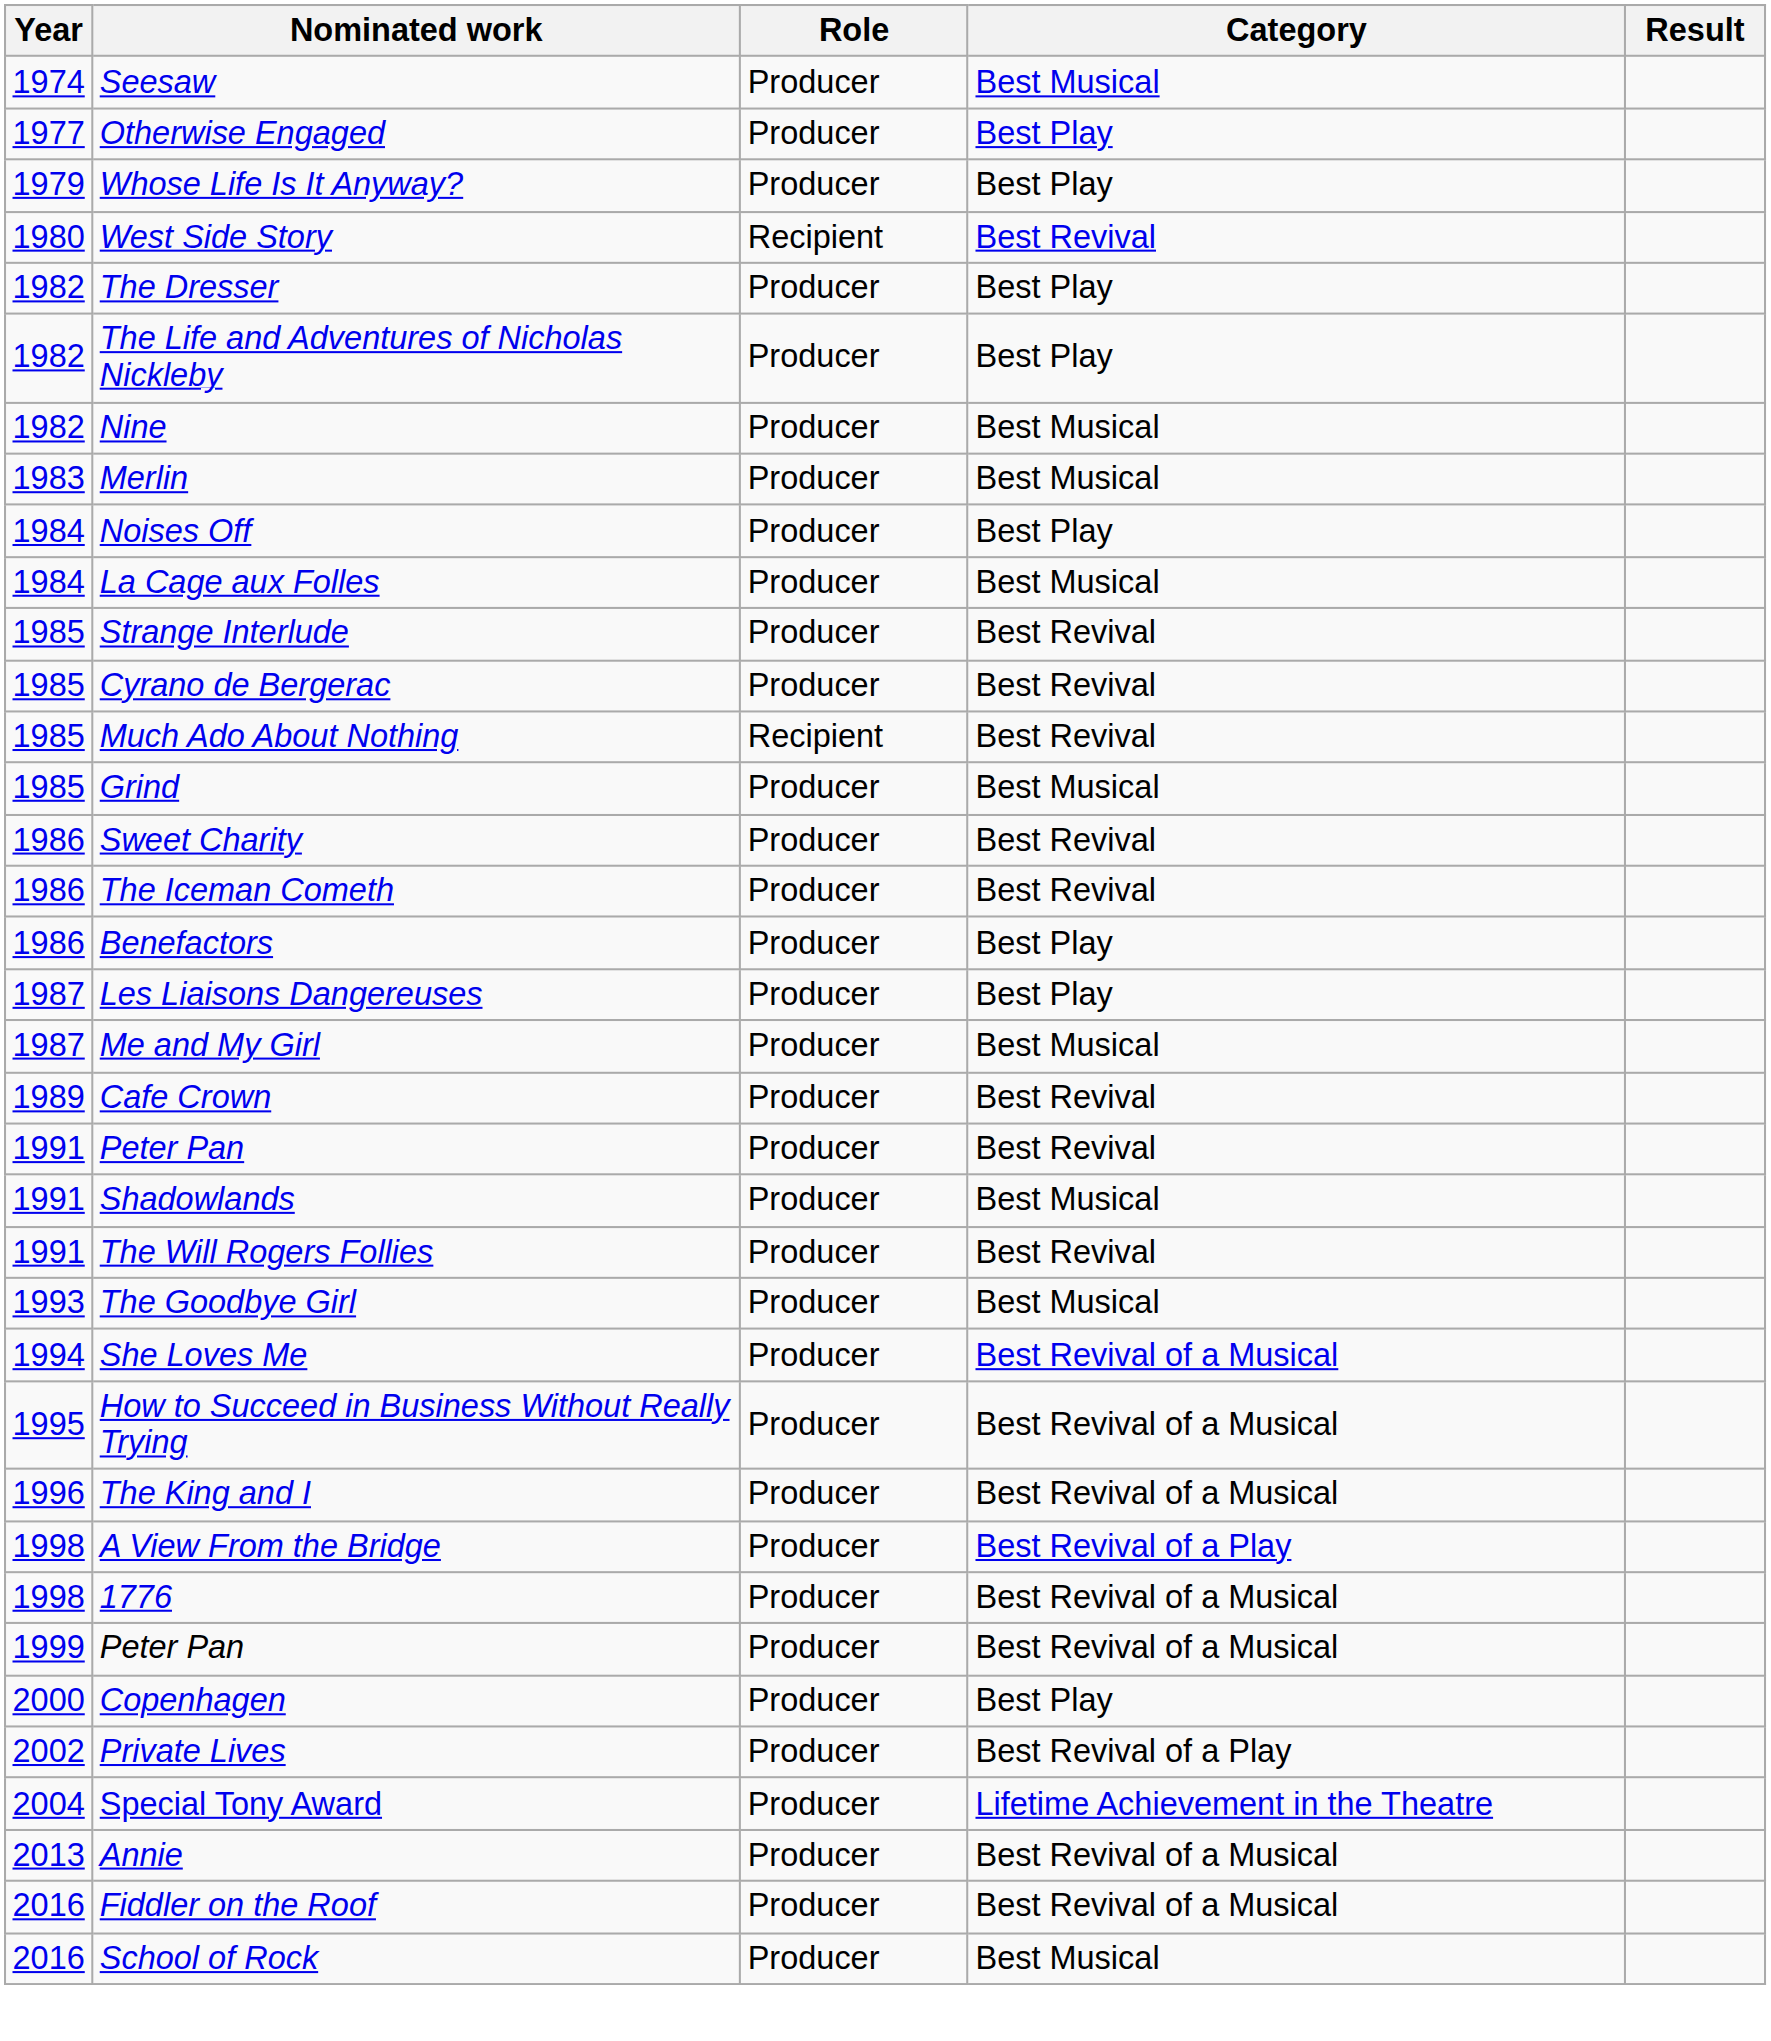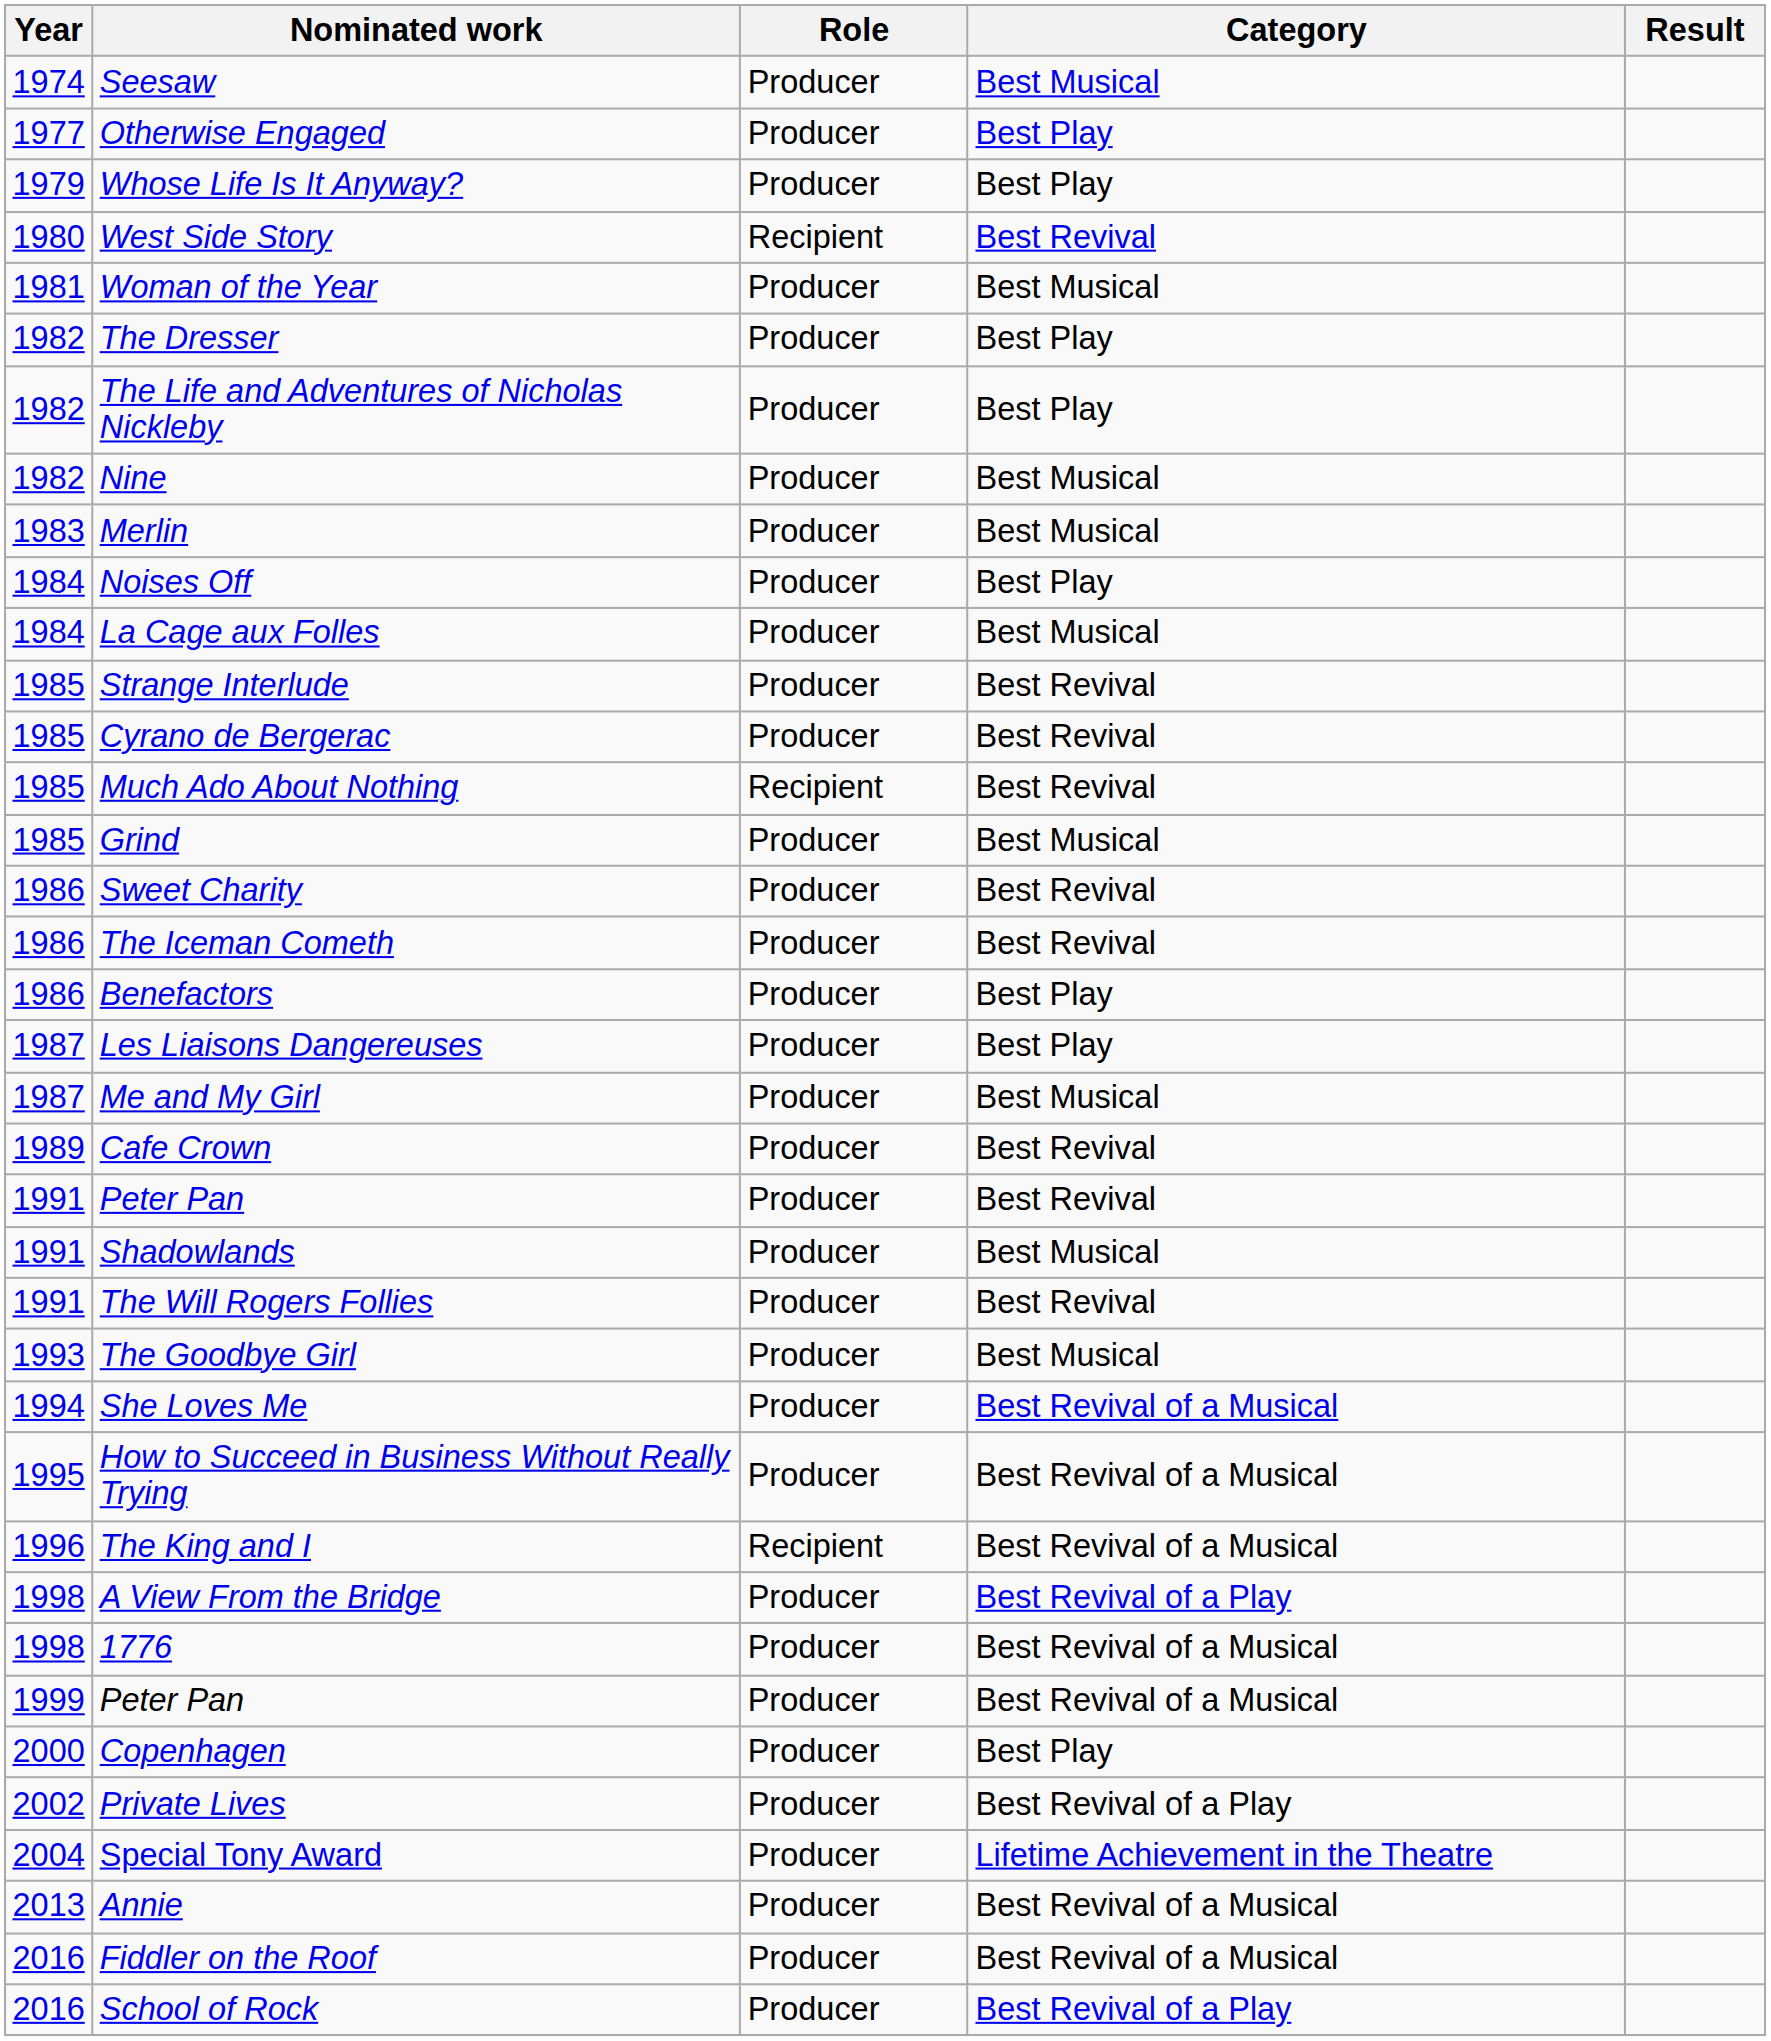+ row: (49, 287)
(814, 1494) Producer -> (815, 1545) Recipient
(1068, 1957) Best Musical -> (1133, 2009) Best Revival of a Play
